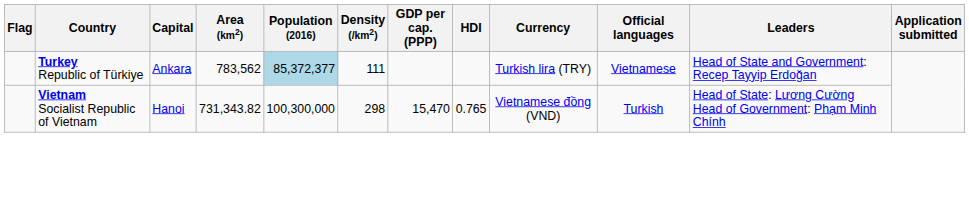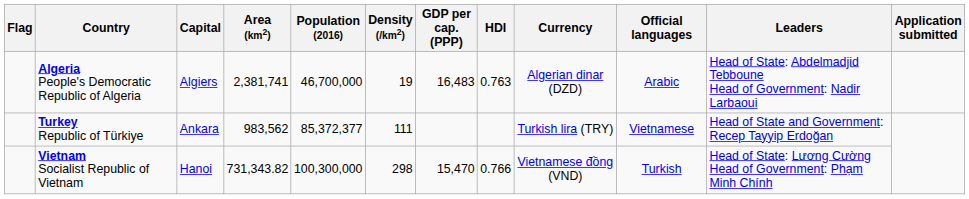+ row: (95, 82)
(239, 68) 783,562 -> (266, 129) 983,562
(304, 68) lightblue background -> (332, 129) no background
(471, 108) 0.765 -> (496, 169) 0.766
